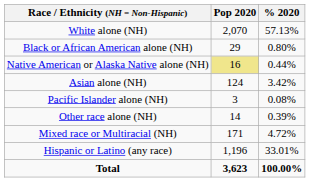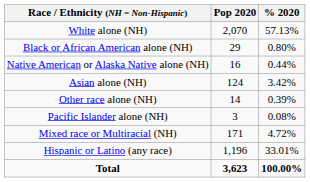(235, 64) khaki background -> (235, 64) no background
rows swapped: (108, 99) <-> (108, 116)
